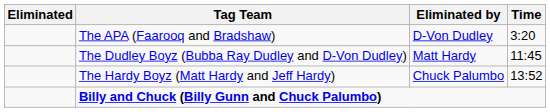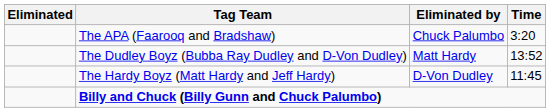(453, 35) D-Von Dudley -> (458, 35) Chuck Palumbo
(526, 55) 11:45 -> (526, 55) 13:52
(458, 76) Chuck Palumbo -> (453, 76) D-Von Dudley
(526, 76) 13:52 -> (526, 76) 11:45
